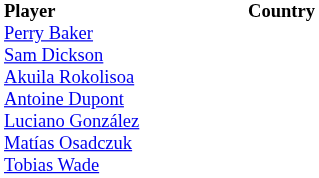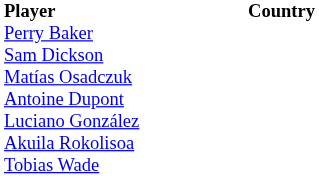rows swapped: (69, 76) <-> (68, 142)
